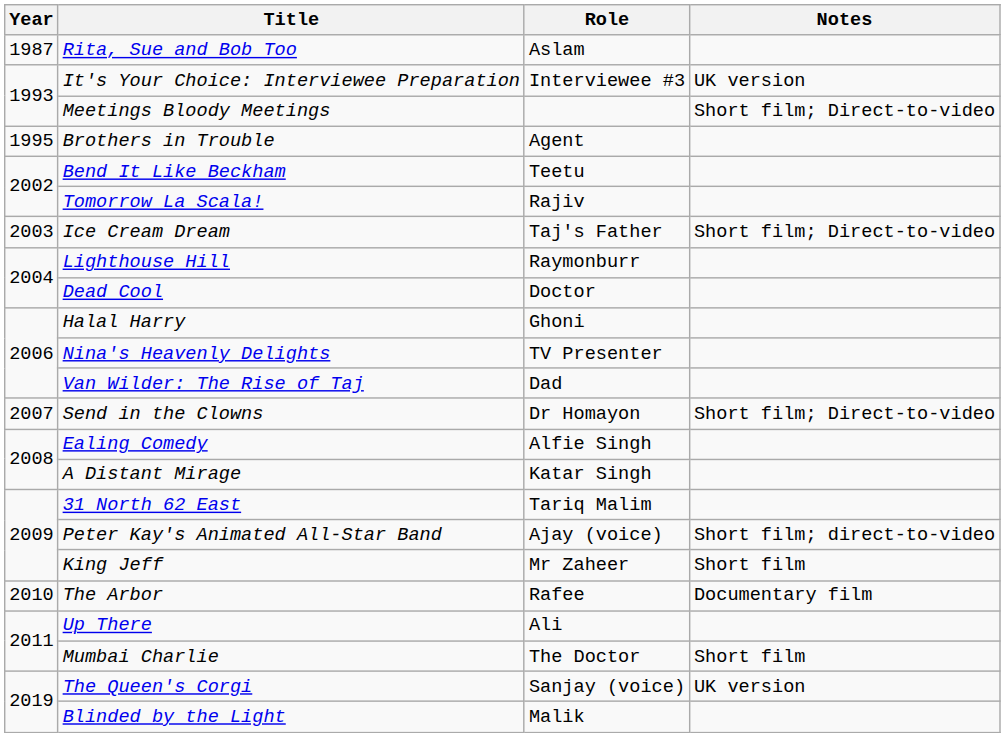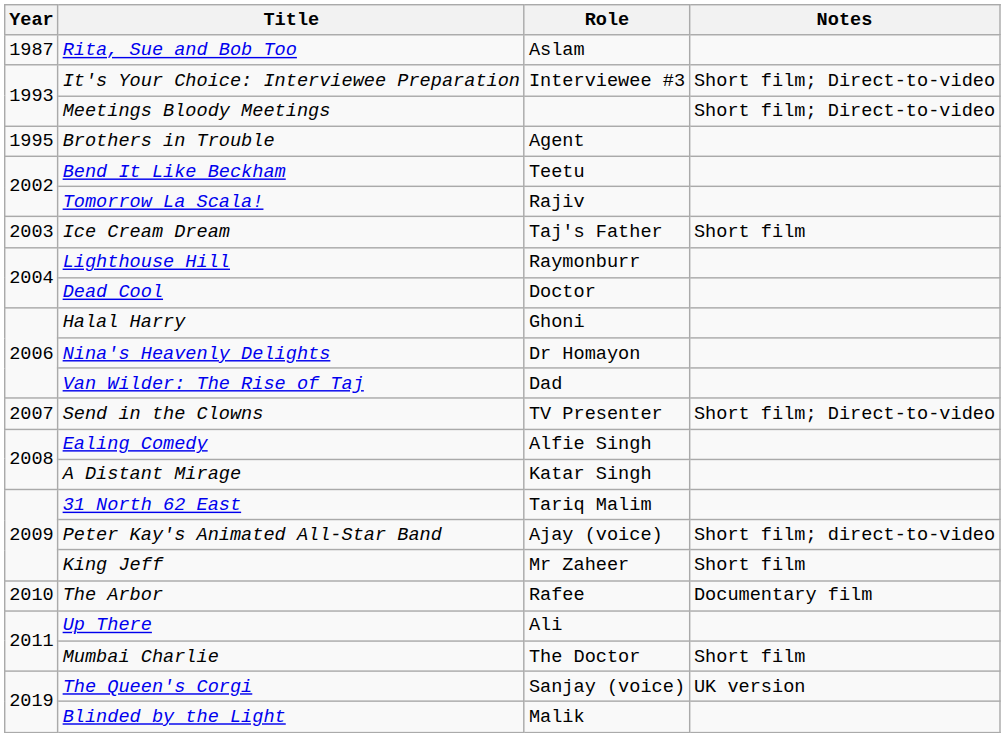(750, 80) UK version -> (845, 80) Short film; Direct-to-video
(845, 232) Short film; Direct-to-video -> (750, 232) Short film
(596, 353) TV Presenter -> (585, 353) Dr Homayon
(585, 414) Dr Homayon -> (596, 414) TV Presenter
